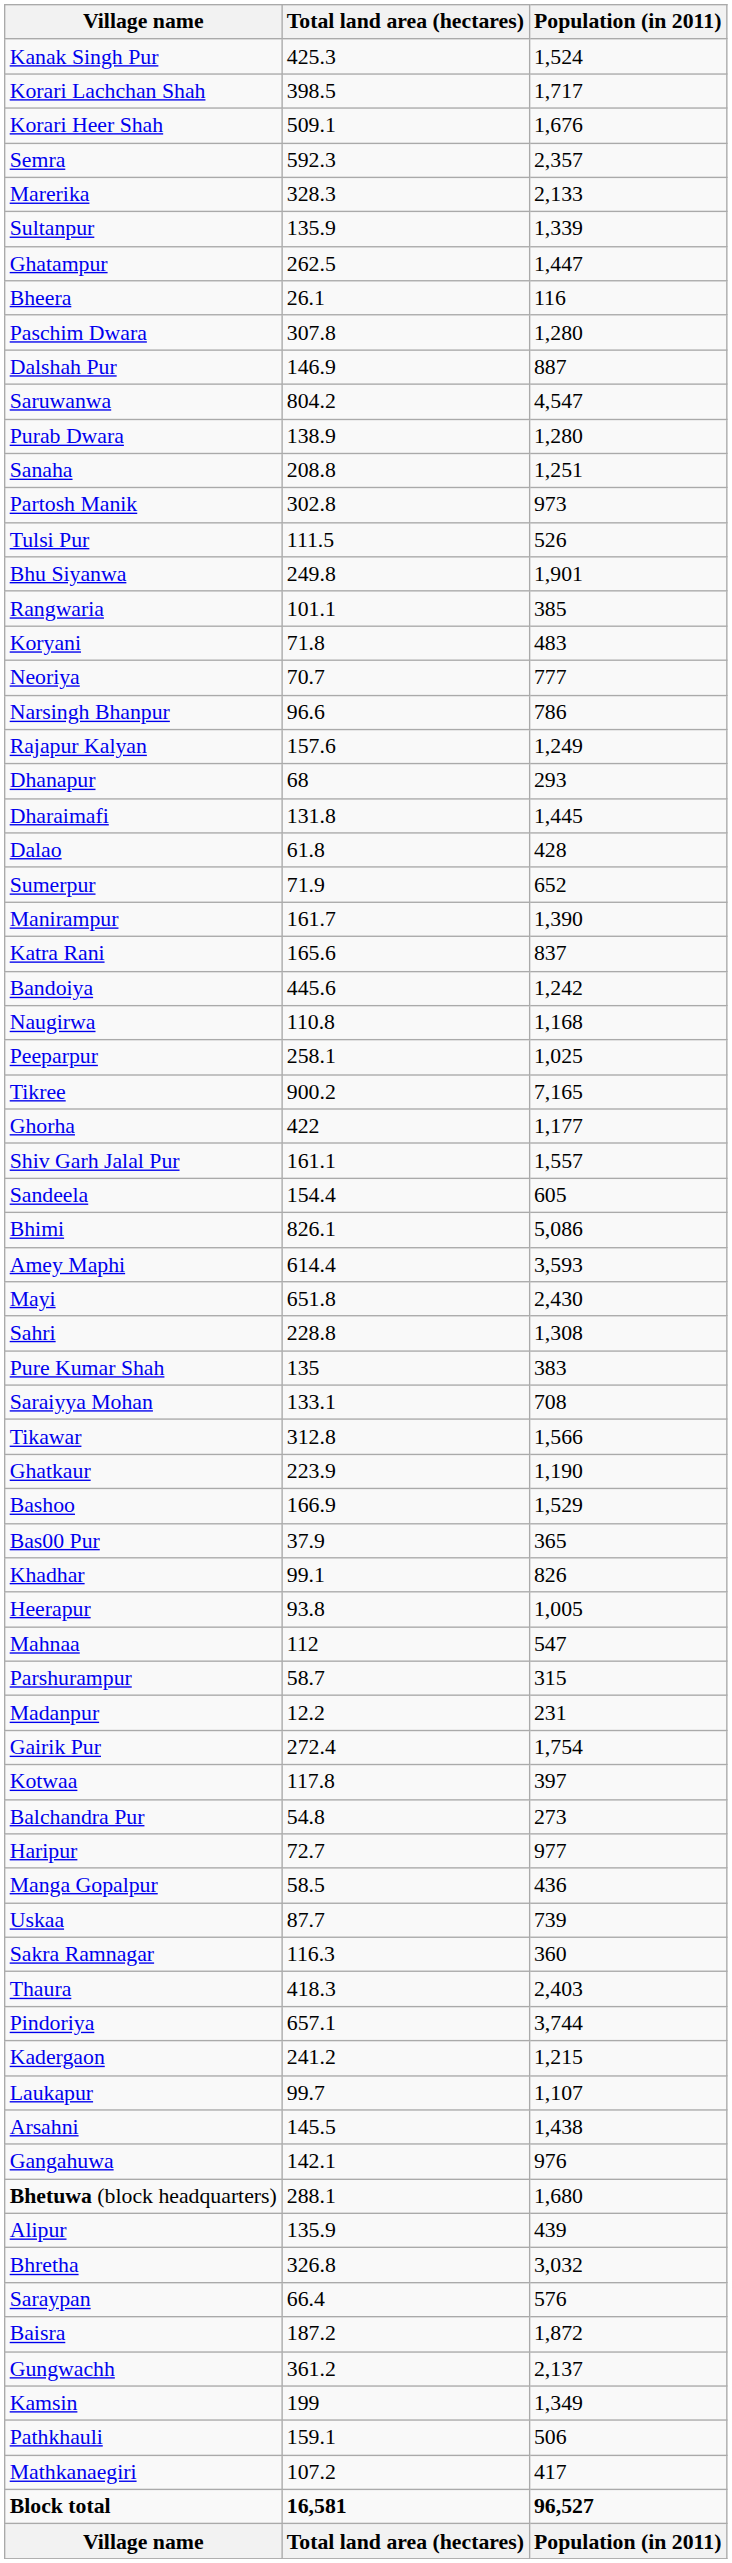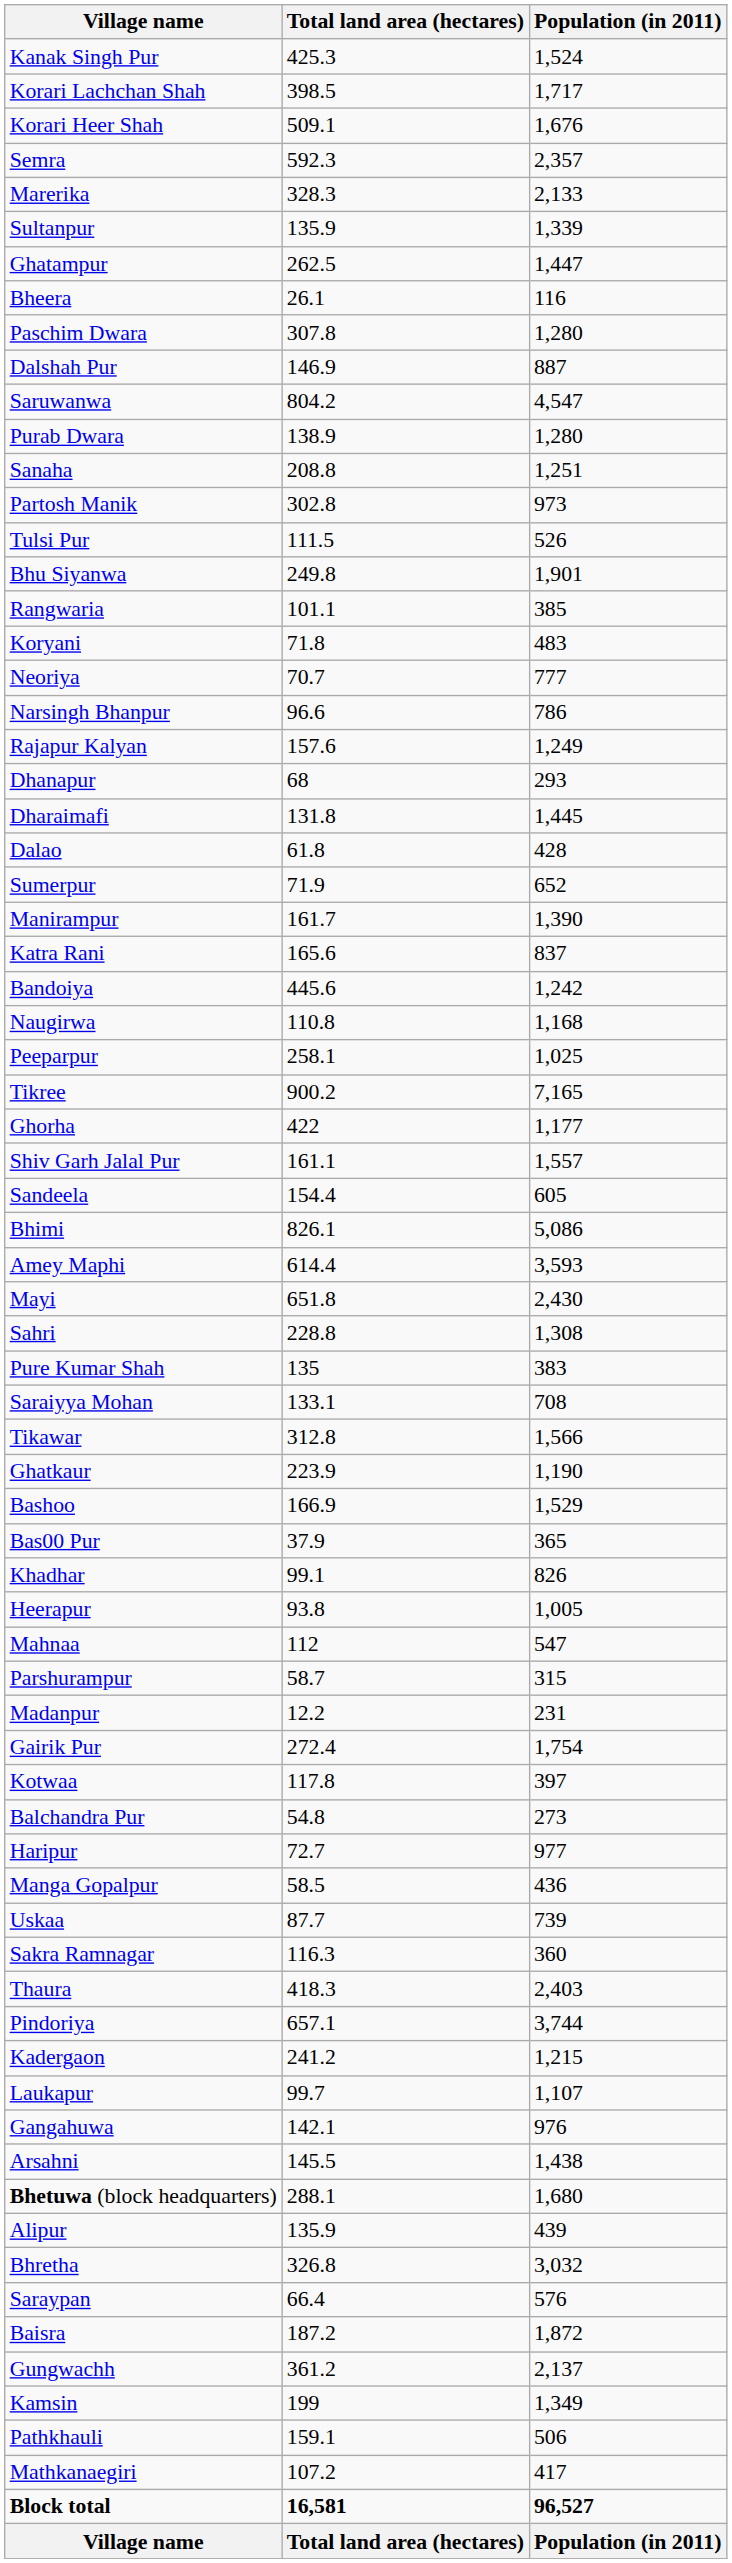rows swapped: (44, 2126) <-> (62, 2161)
